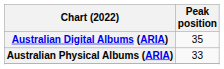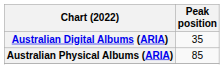(197, 55) 33 -> (197, 55) 85
